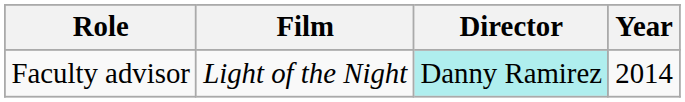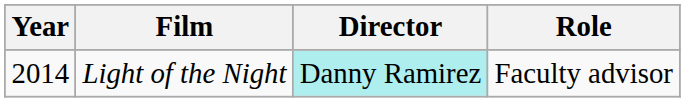columns swapped: (644, 27) <-> (101, 27)
